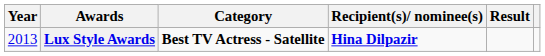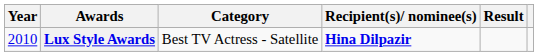(23, 39) 2013 -> (23, 39) 2010
(243, 39) bold -> (240, 39) normal
